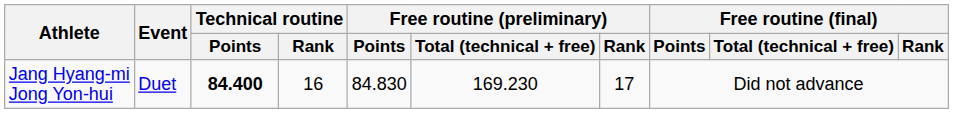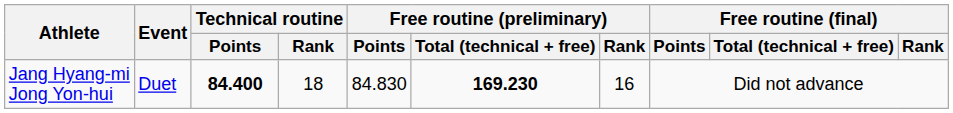(313, 85) 16 -> (313, 85) 18
(505, 85) normal -> (505, 85) bold
(624, 85) 17 -> (624, 85) 16
